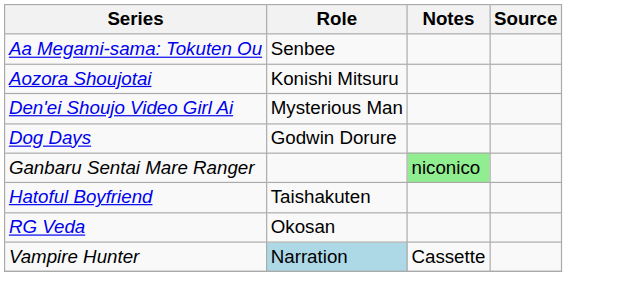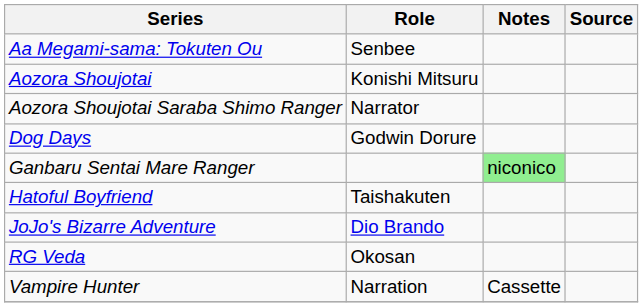+ row: (175, 108)
- row: (121, 108)
+ row: (112, 227)
(309, 256) lightblue background -> (389, 286) no background
